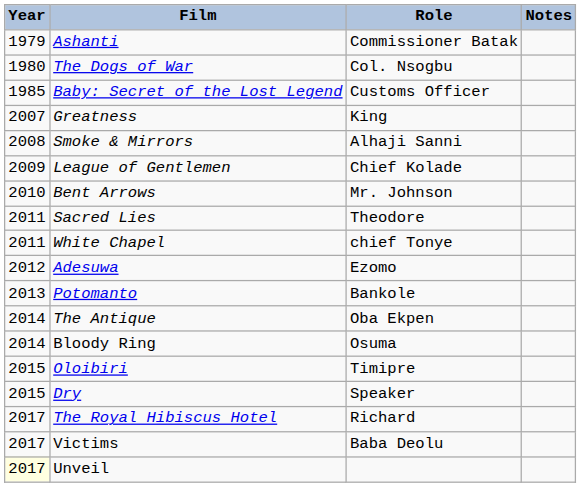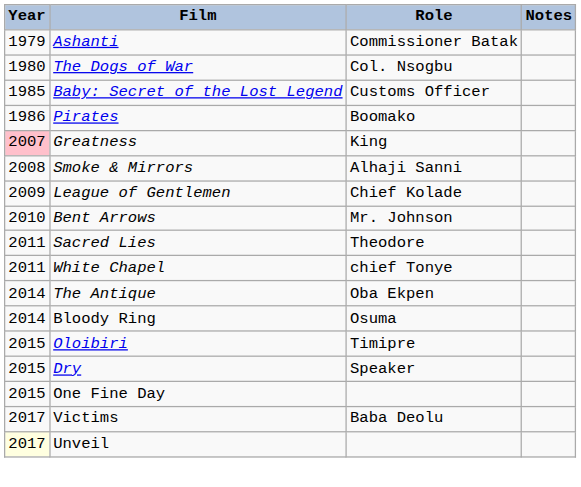+ row: (86, 118)
(27, 118) no background -> (27, 143) pink background
- row: (86, 269)
- row: (95, 294)
+ row: (109, 394)
- row: (165, 419)
